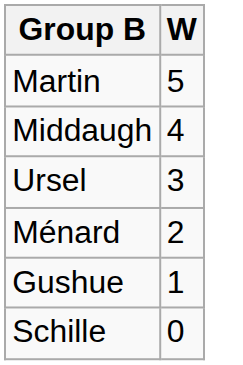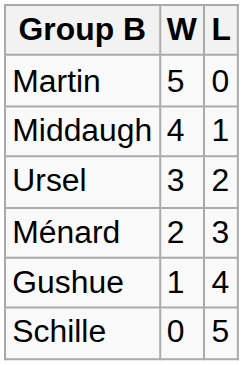+ column: (221, 29)
